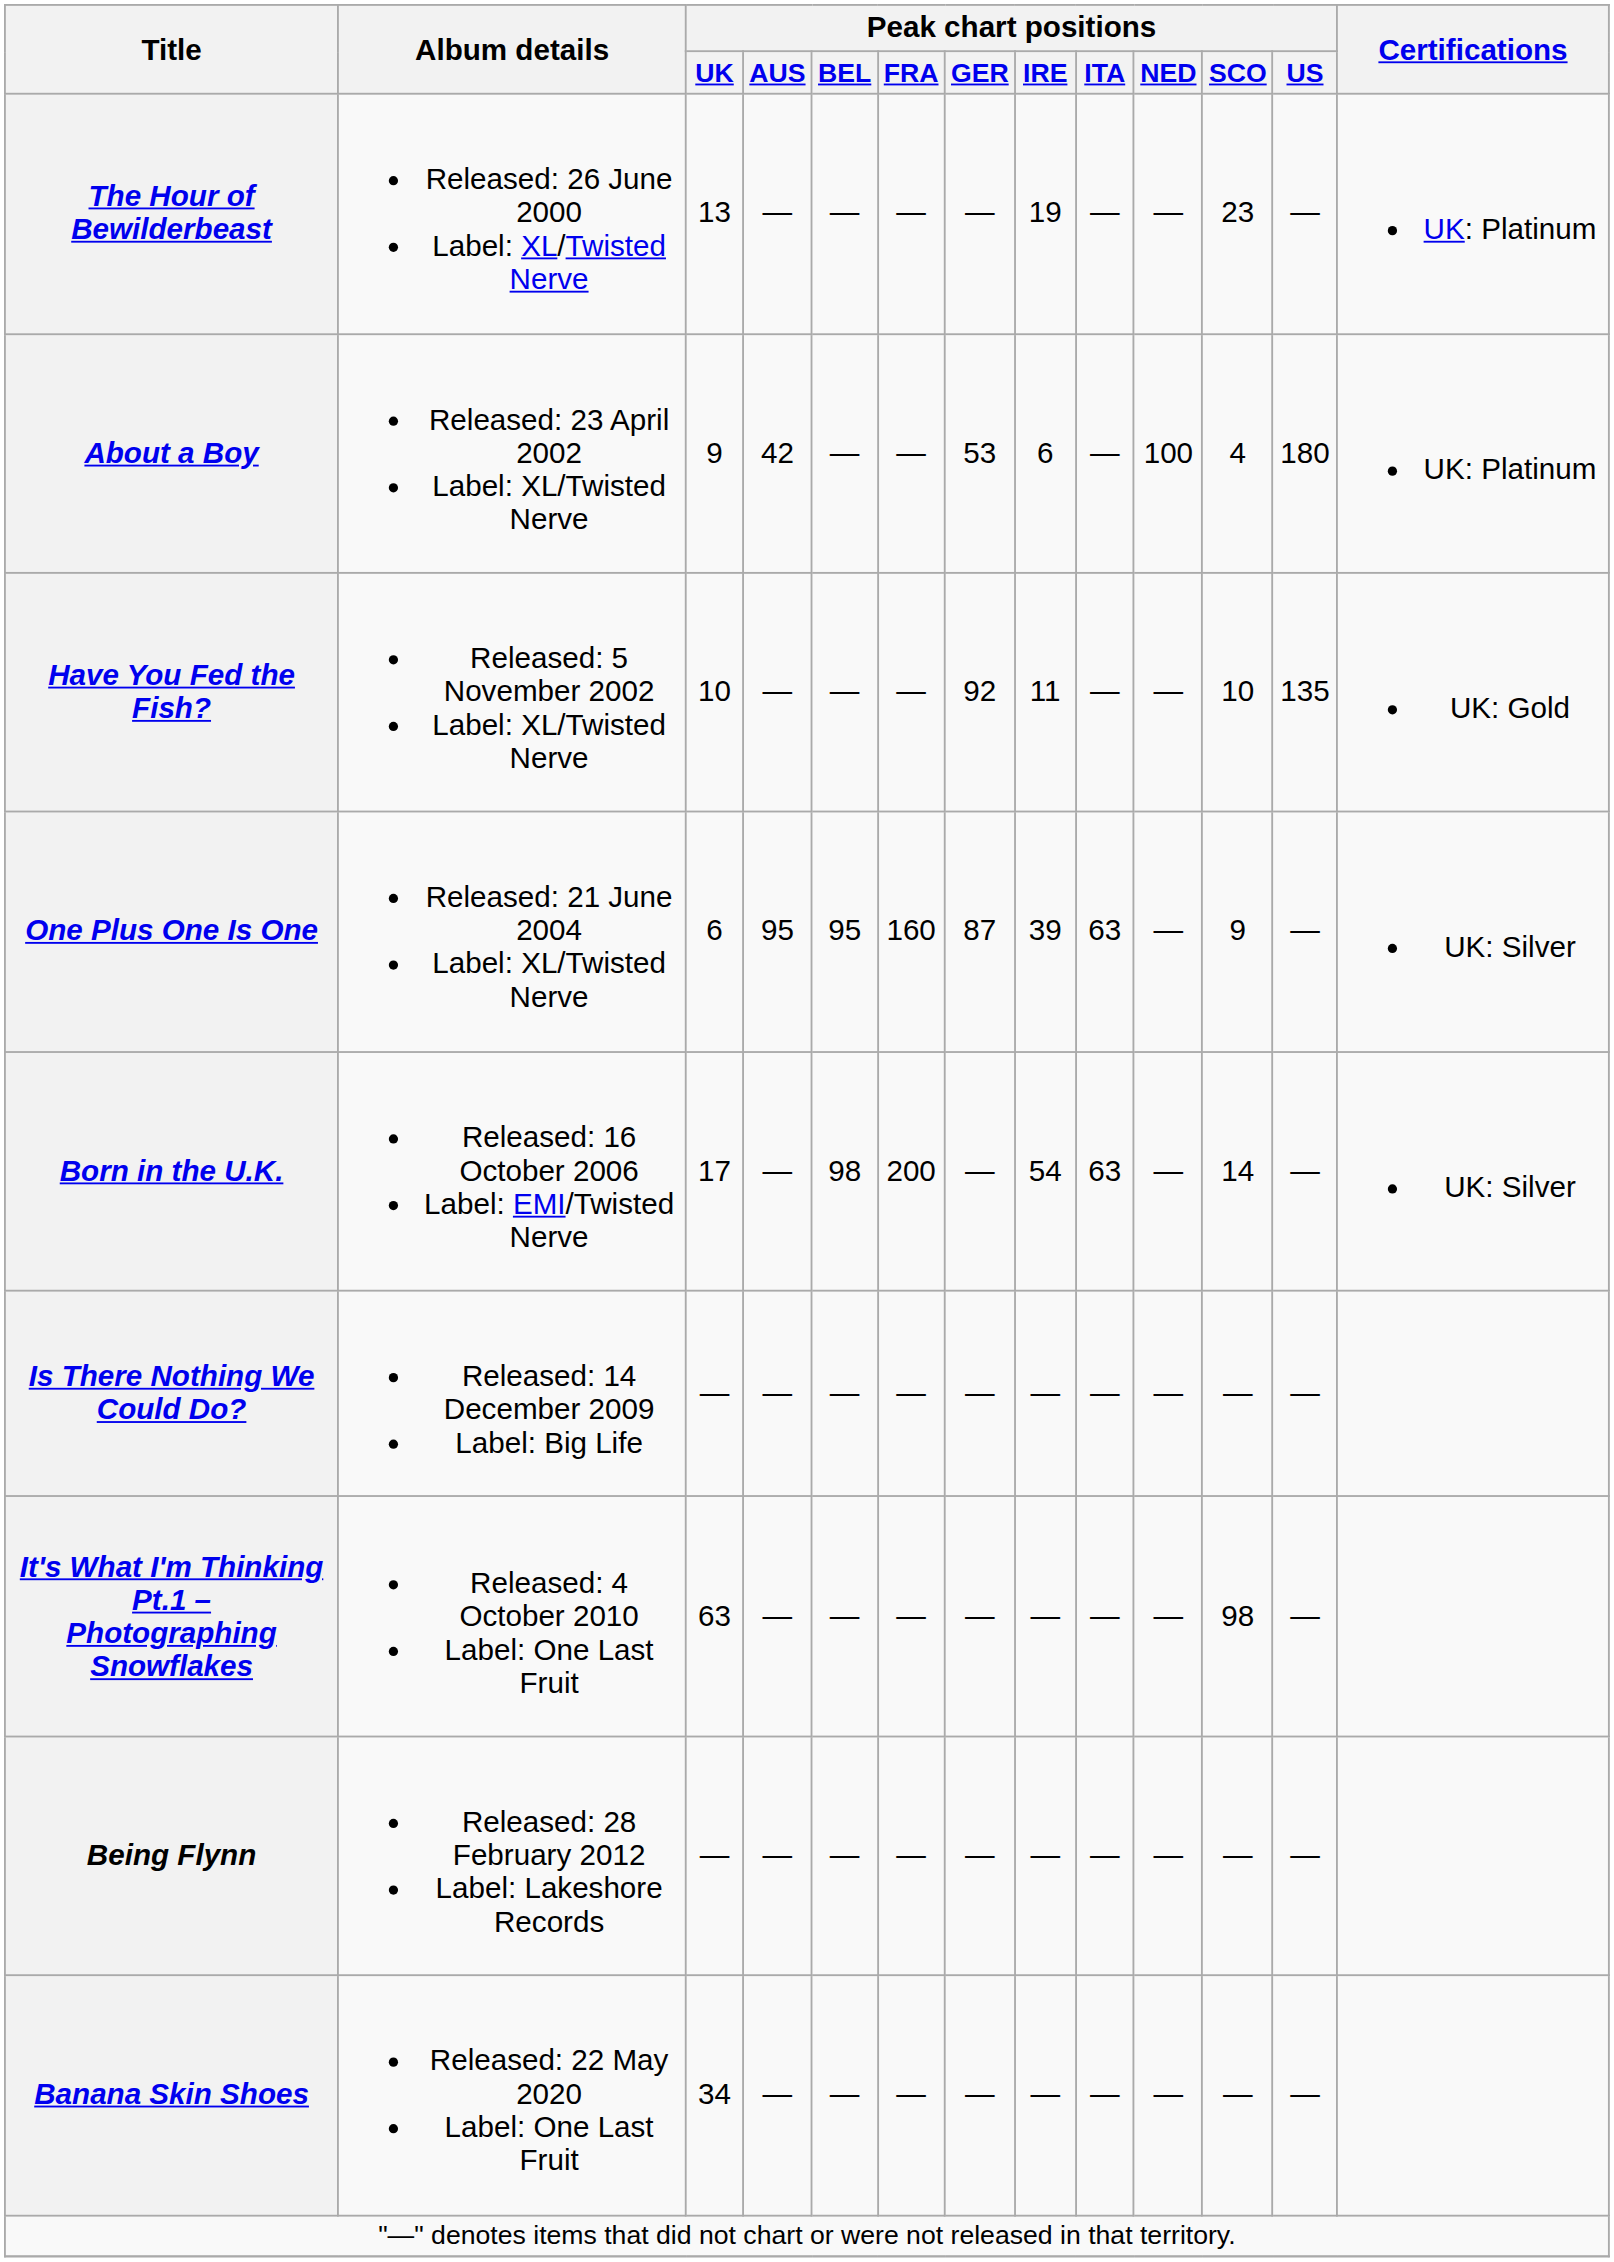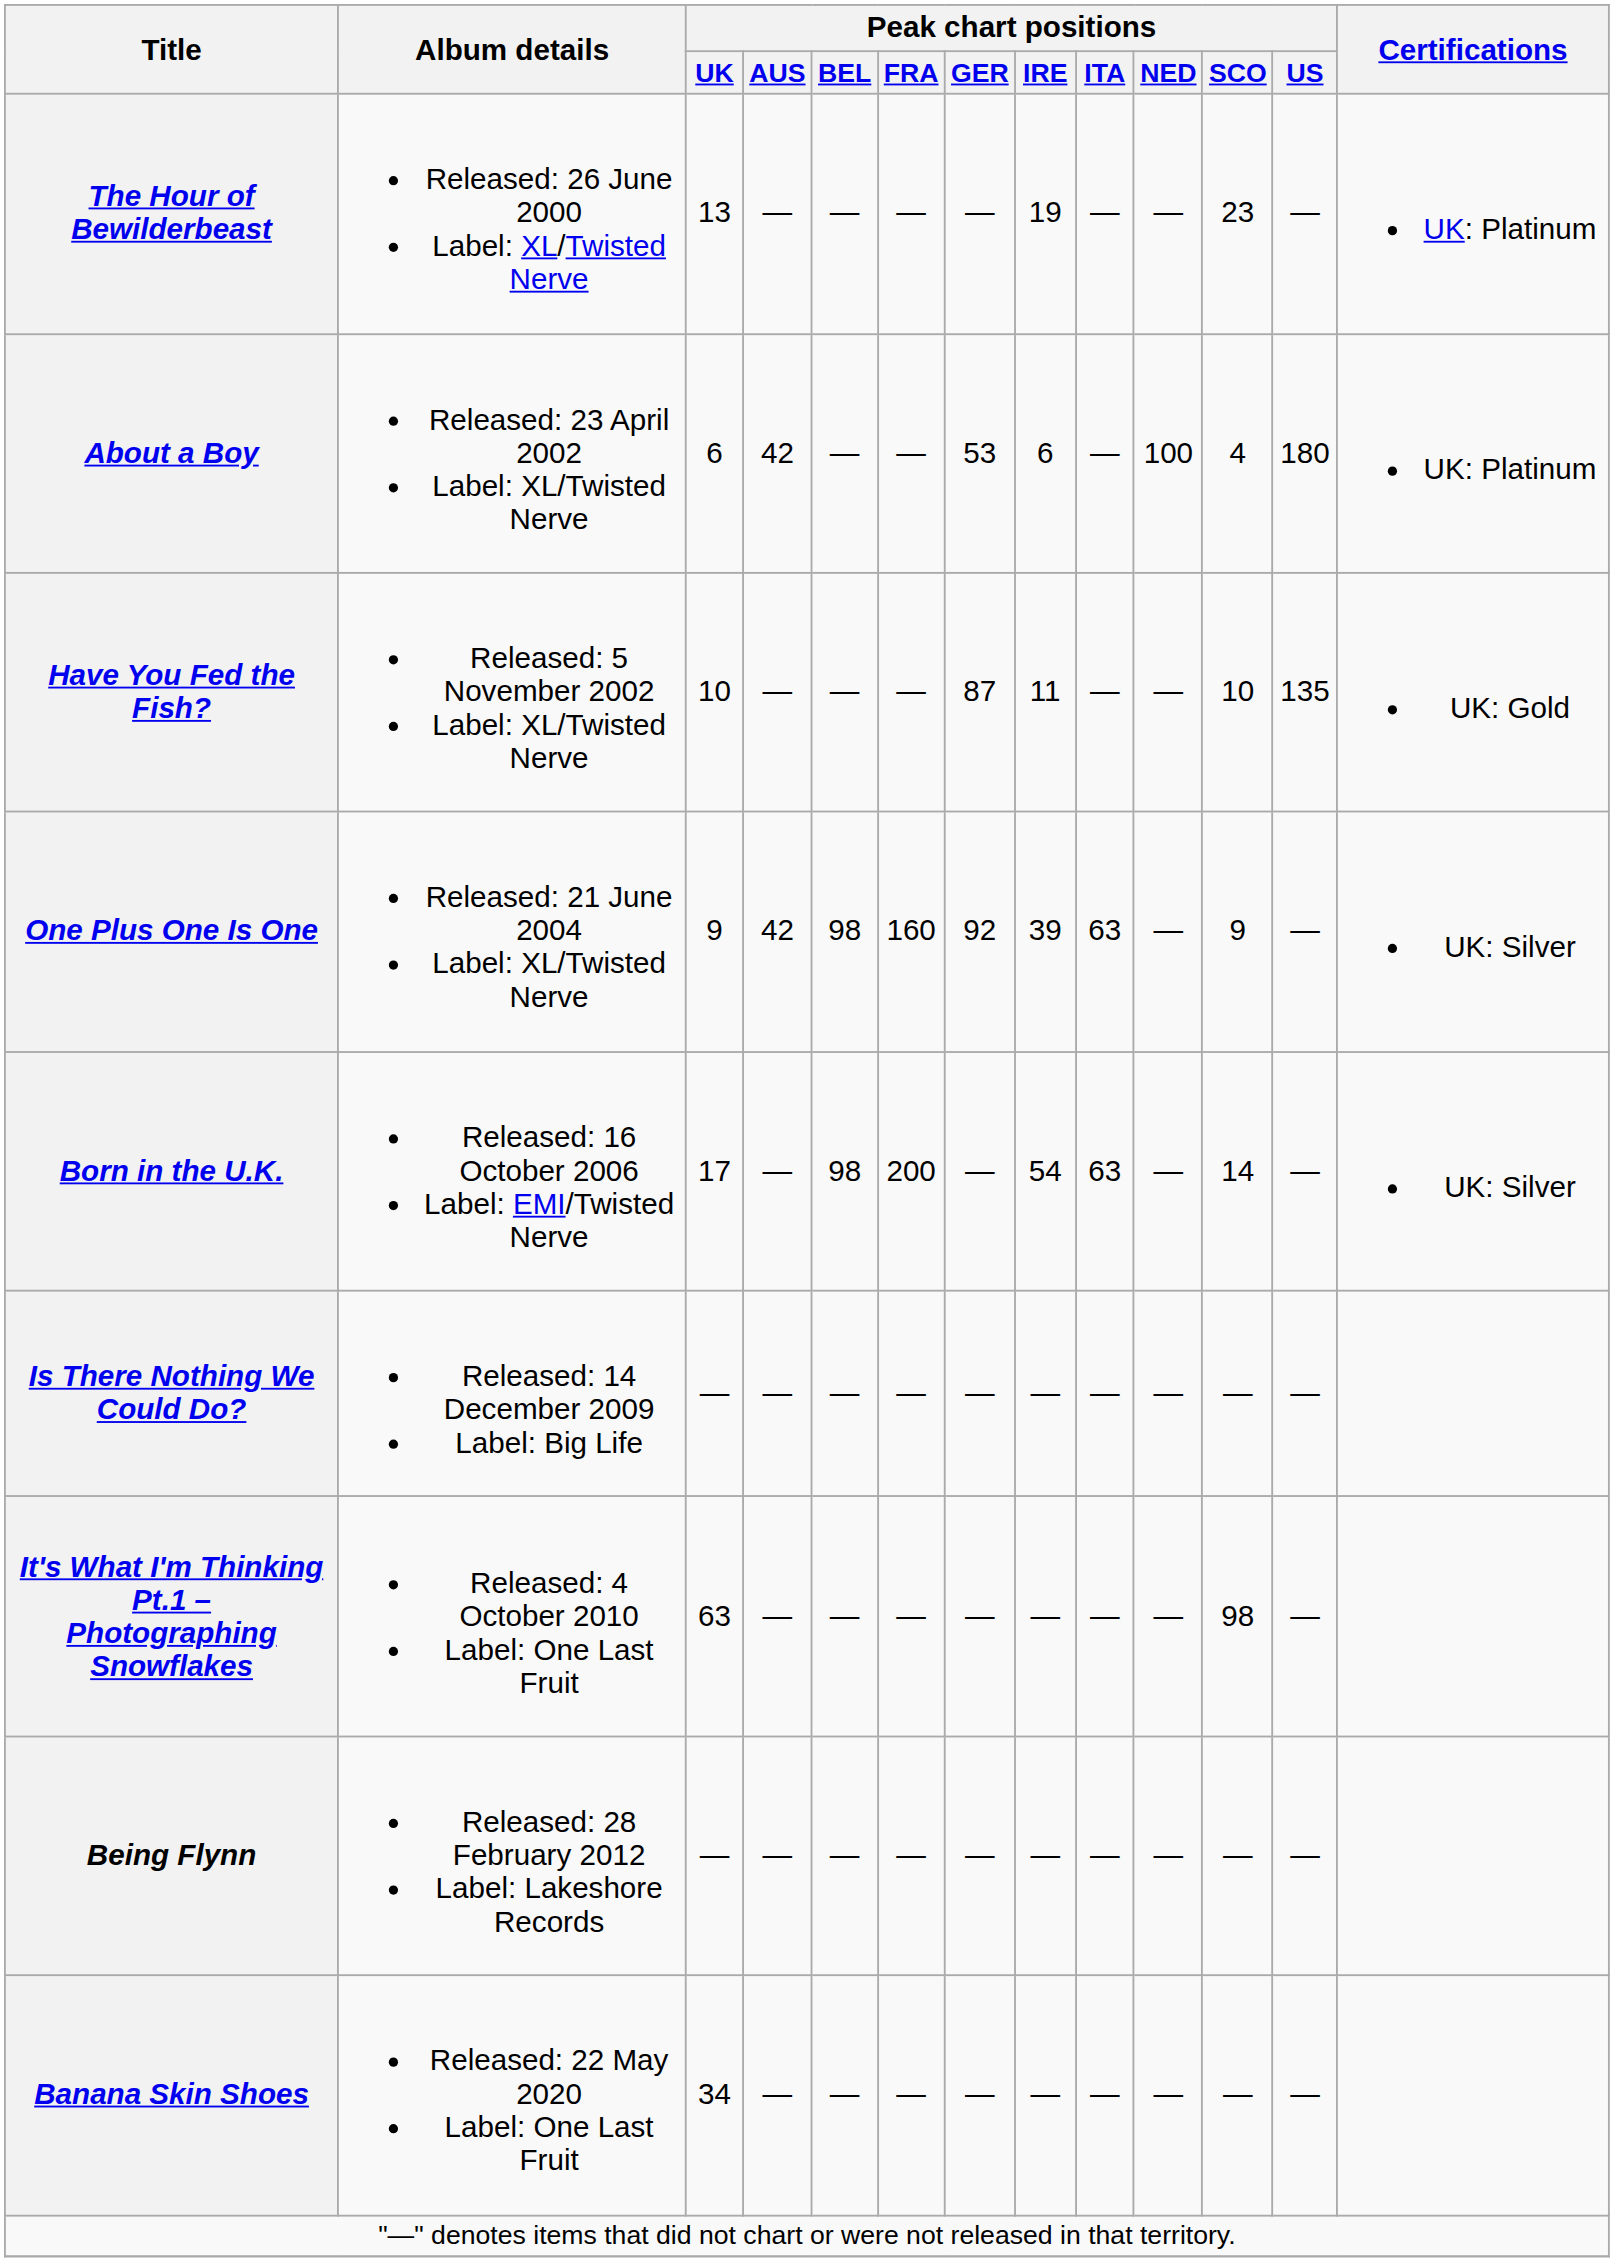(715, 452) 9 -> (715, 452) 6
(980, 691) 92 -> (980, 691) 87
(715, 931) 6 -> (715, 931) 9
(777, 931) 95 -> (777, 931) 42
(845, 931) 95 -> (845, 931) 98
(980, 931) 87 -> (980, 931) 92
